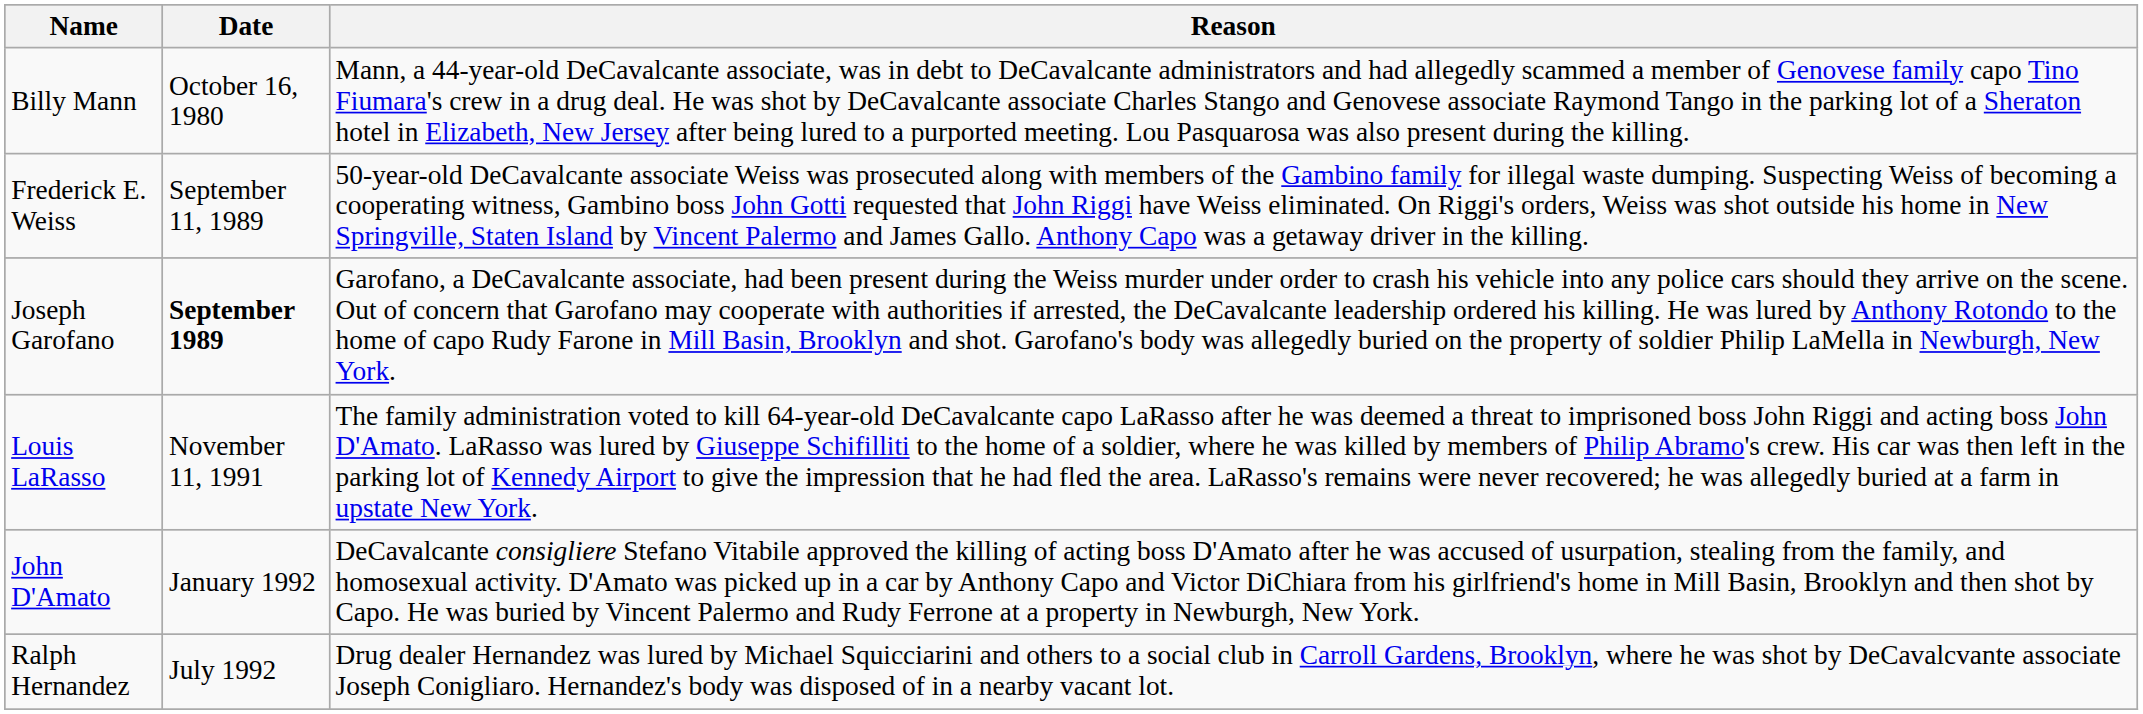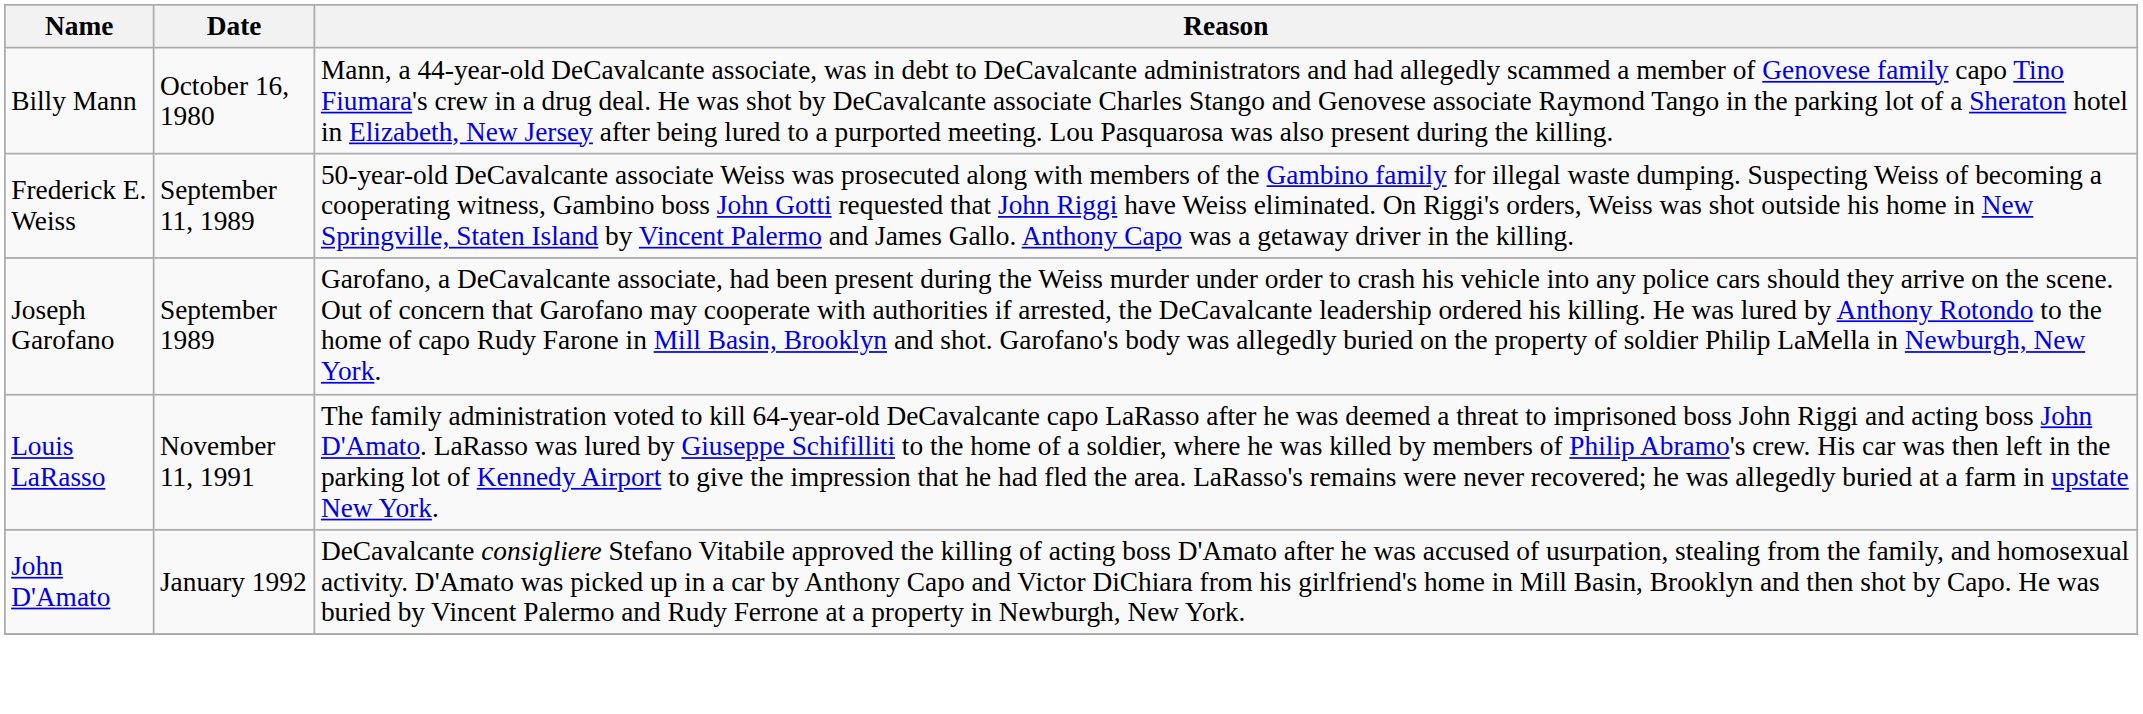(232, 325) bold -> (218, 325) normal
- row: (70, 671)
